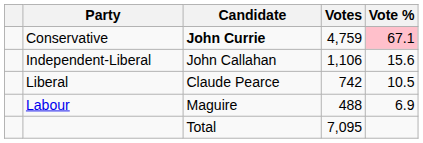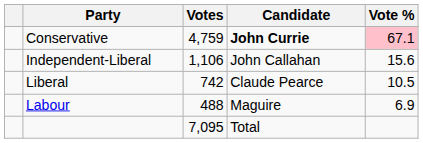columns swapped: (252, 15) <-> (344, 15)
